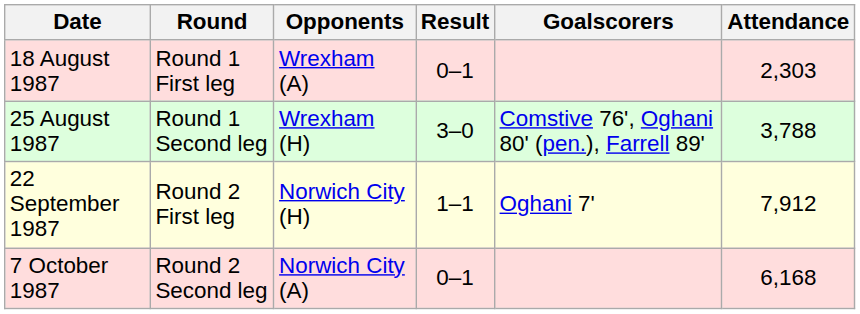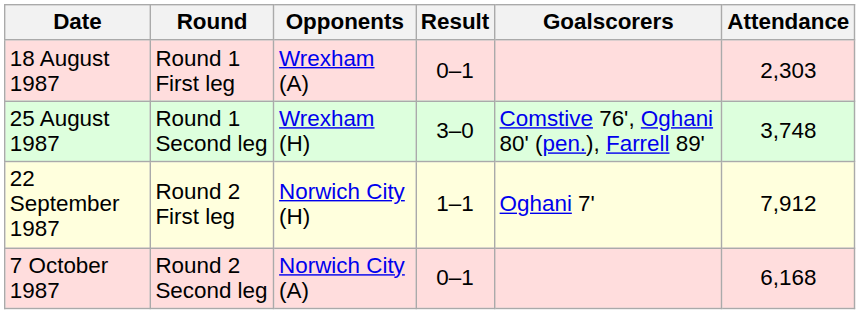(788, 131) 3,788 -> (788, 131) 3,748
